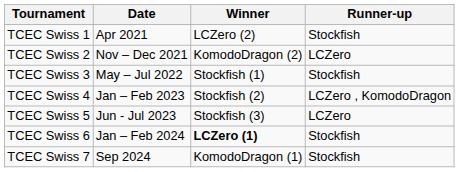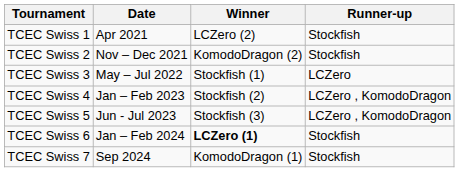(330, 55) LCZero -> (334, 55) Stockfish
(334, 75) Stockfish -> (330, 75) LCZero
(330, 116) LCZero -> (380, 116) LCZero , KomodoDragon
